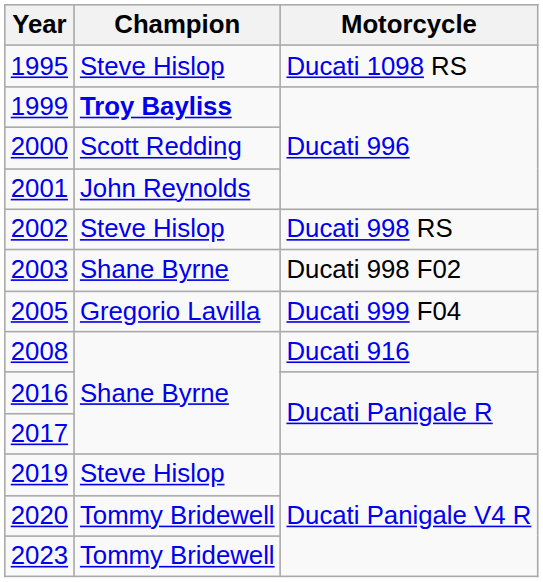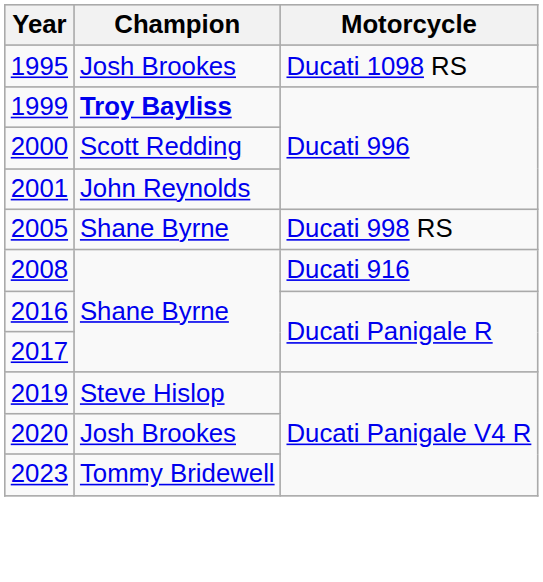(152, 65) Steve Hislop -> (158, 65) Josh Brookes
- row: (39, 229)
- row: (39, 270)
(170, 310) Gregorio Lavilla -> (154, 229) Shane Byrne
(374, 310) Ducati 999 F04 -> (370, 229) Ducati 998 RS
(177, 515) Tommy Bridewell -> (158, 433) Josh Brookes
